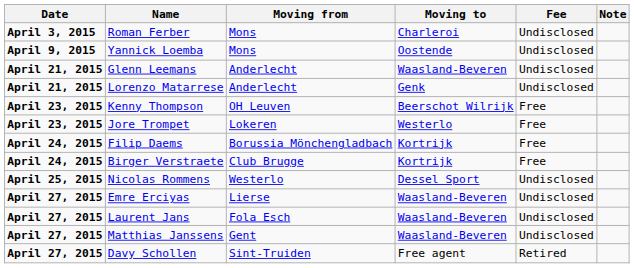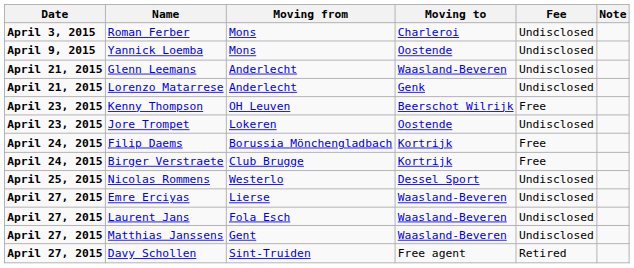(425, 124) Westerlo -> (425, 124) Oostende
(533, 124) Free -> (556, 124) Undisclosed
